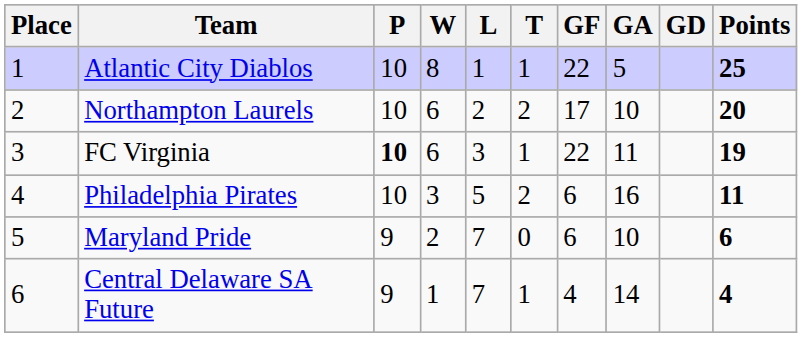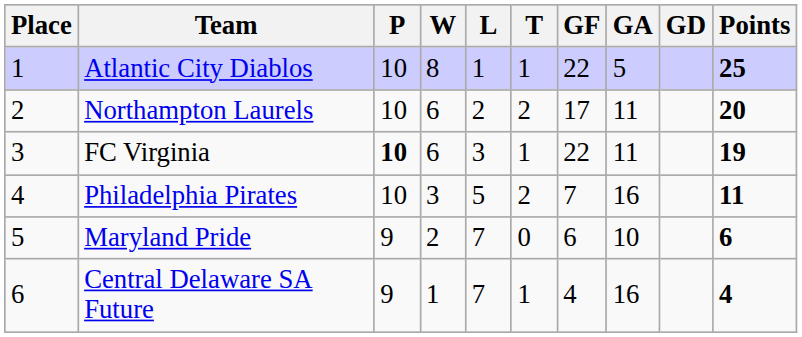(626, 110) 10 -> (626, 110) 11
(570, 195) 6 -> (570, 195) 7
(626, 294) 14 -> (626, 294) 16
